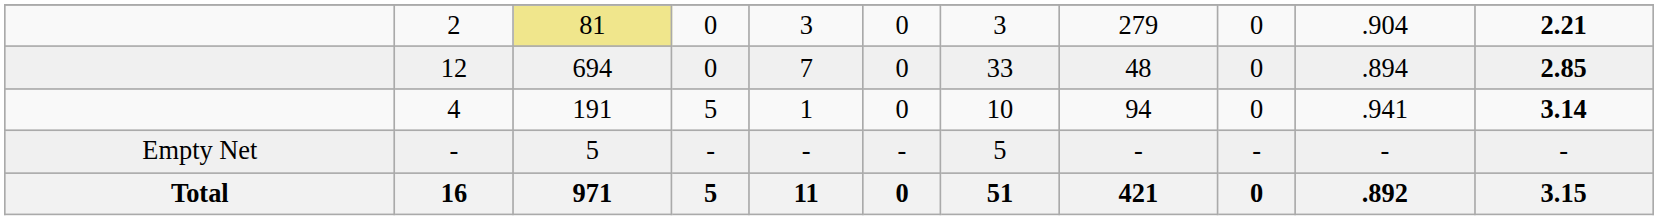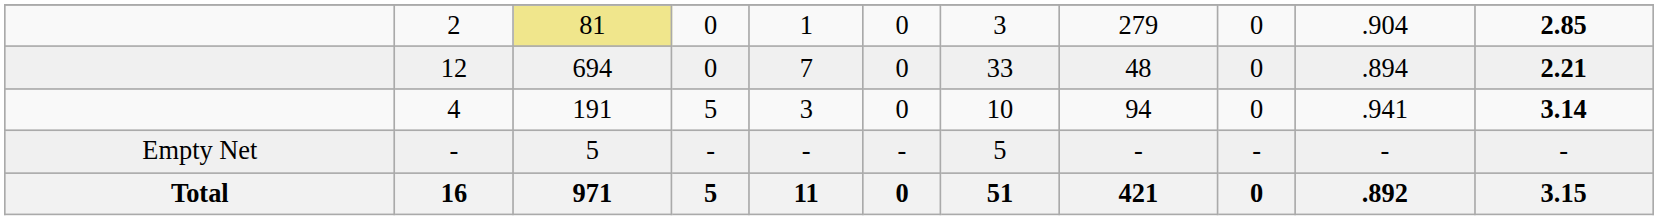(806, 25) 3 -> (806, 25) 1
(1564, 25) 2.21 -> (1564, 25) 2.85
(1564, 67) 2.85 -> (1564, 67) 2.21
(806, 109) 1 -> (806, 109) 3
